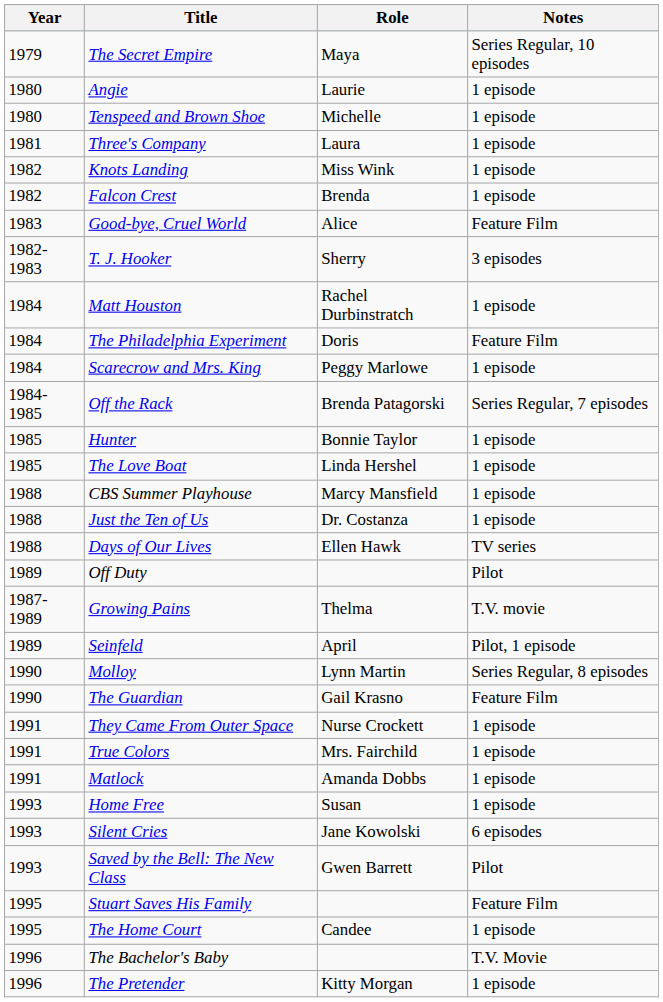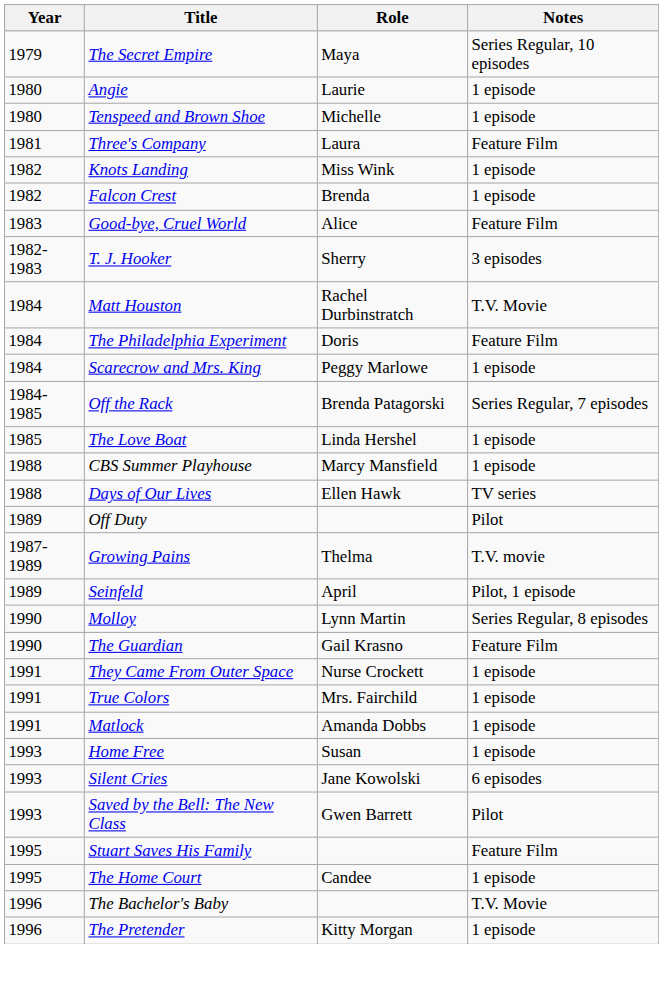(503, 143) 1 episode -> (515, 143) Feature Film
(503, 304) 1 episode -> (509, 304) T.V. Movie
- row: (112, 439)
- row: (148, 519)
